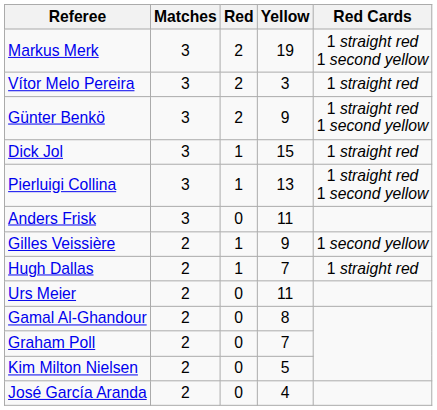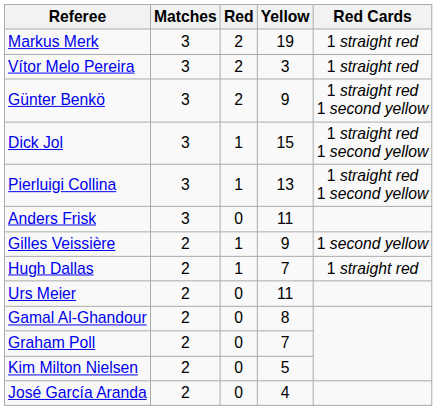(373, 50) 1 straight red 1 second yellow -> (373, 41) 1 straight red
(373, 151) 1 straight red -> (373, 142) 1 straight red 1 second yellow
